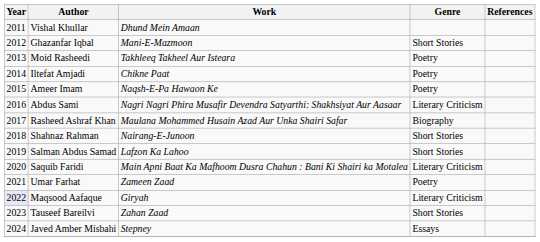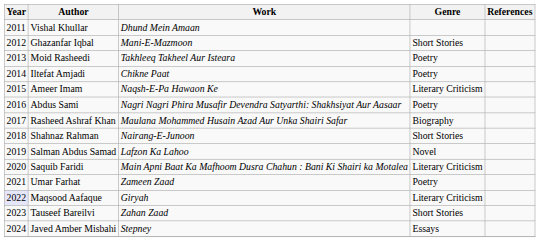(425, 89) Poetry -> (448, 89) Literary Criticism
(448, 105) Literary Criticism -> (425, 105) Poetry
(438, 151) Short Stories -> (424, 151) Novel
